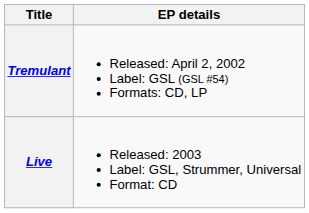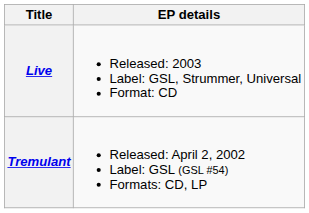rows swapped: (39, 70) <-> (39, 162)
